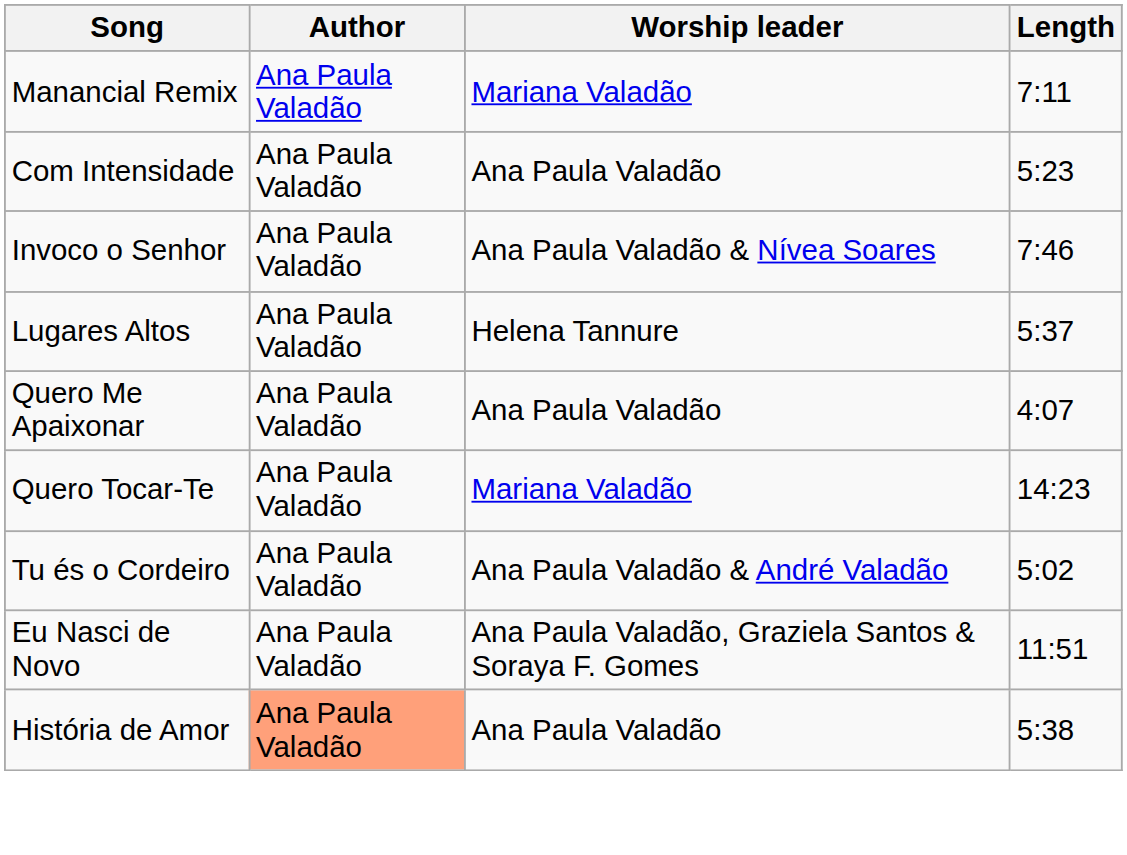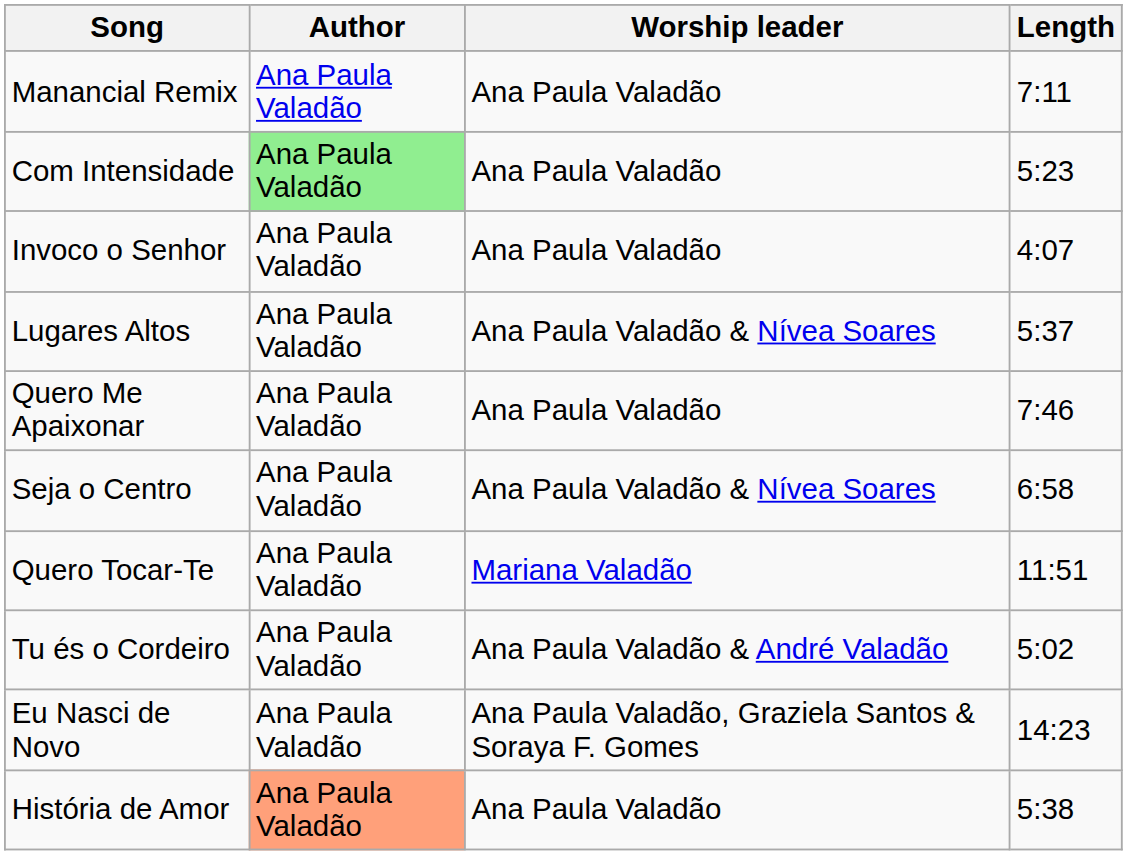(582, 91) Mariana Valadão -> (596, 91) Ana Paula Valadão
(324, 170) no background -> (324, 170) lightgreen background
(704, 250) Ana Paula Valadão & Nívea Soares -> (596, 250) Ana Paula Valadão
(1046, 250) 7:46 -> (1046, 250) 4:07
(575, 330) Helena Tannure -> (704, 330) Ana Paula Valadão & Nívea Soares
(1046, 410) 4:07 -> (1046, 410) 7:46
+ row: (102, 490)
(1054, 490) 14:23 -> (1053, 569) 11:51
(1053, 649) 11:51 -> (1054, 729) 14:23
